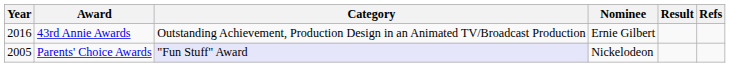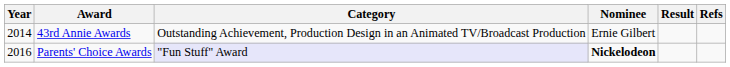(19, 33) 2016 -> (19, 33) 2014
(19, 52) 2005 -> (19, 52) 2016
(622, 52) normal -> (623, 52) bold
